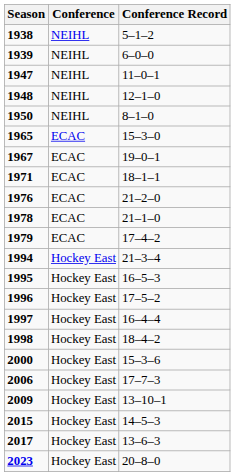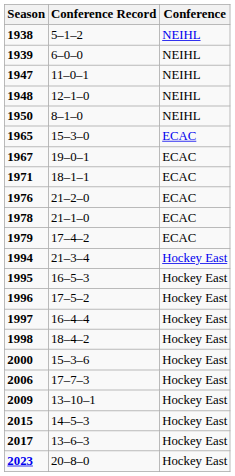columns swapped: (83, 14) <-> (175, 14)
